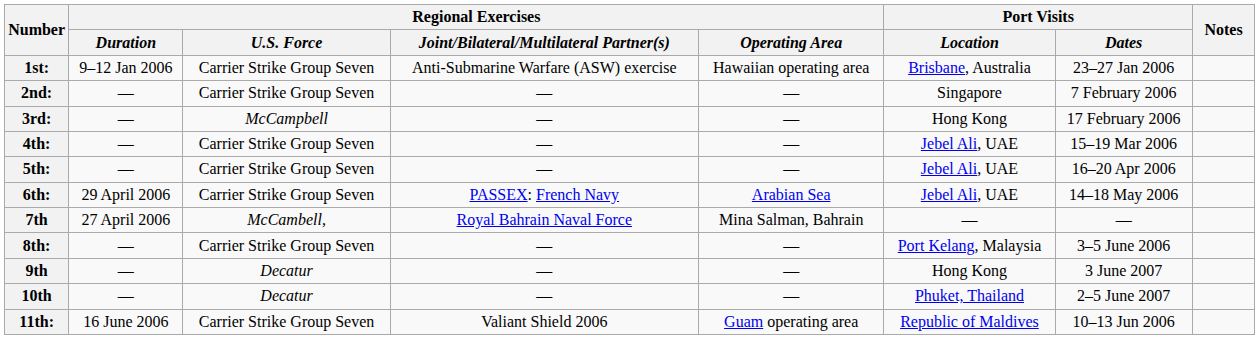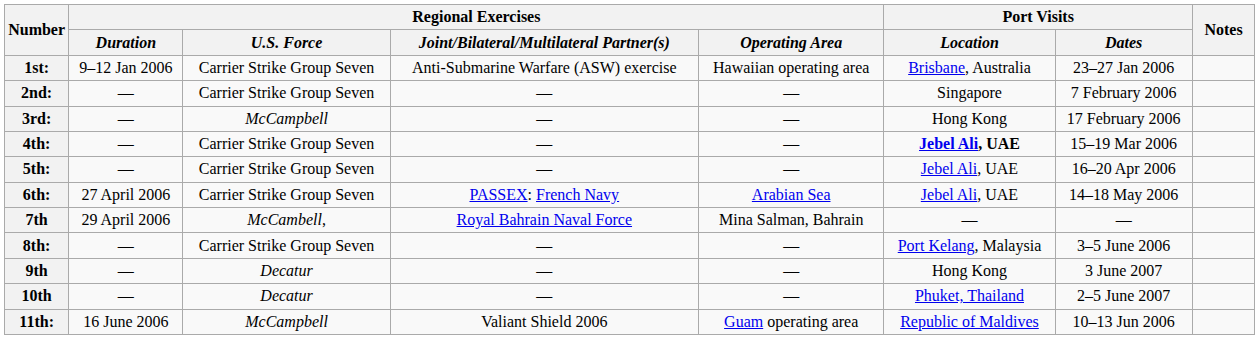(969, 144) normal -> (969, 144) bold
(126, 194) 29 April 2006 -> (126, 194) 27 April 2006
(126, 220) 27 April 2006 -> (126, 220) 29 April 2006
(287, 321) Carrier Strike Group Seven -> (287, 321) McCampbell
